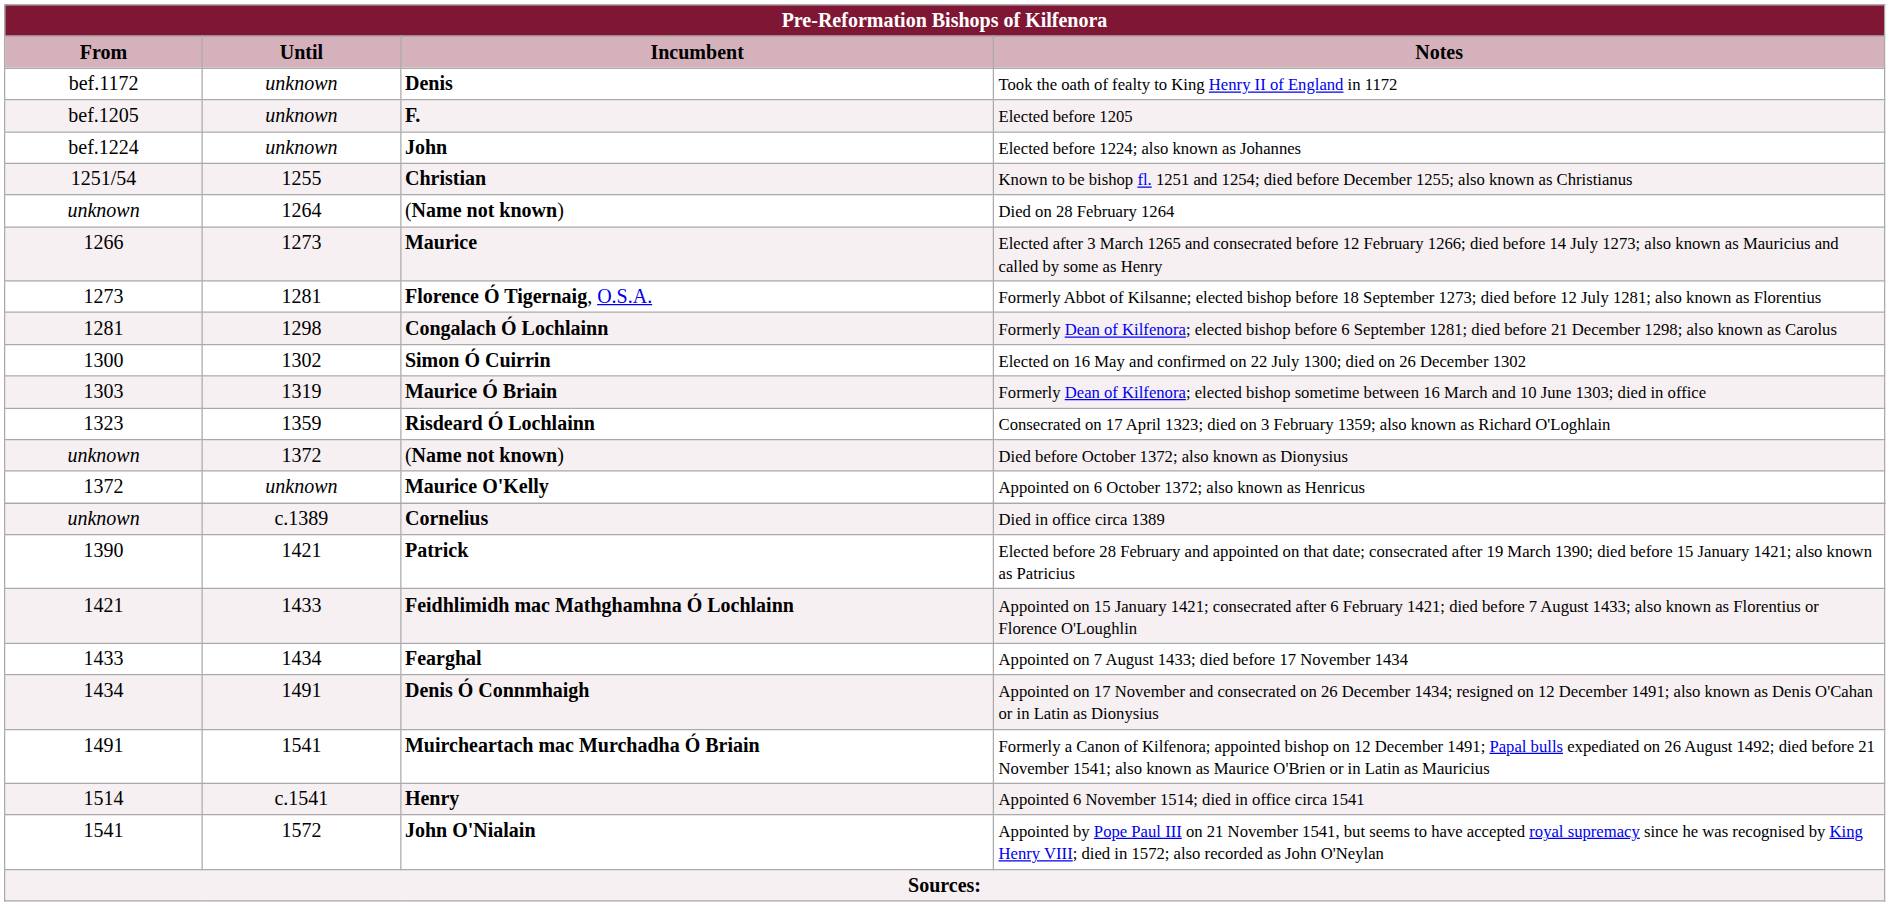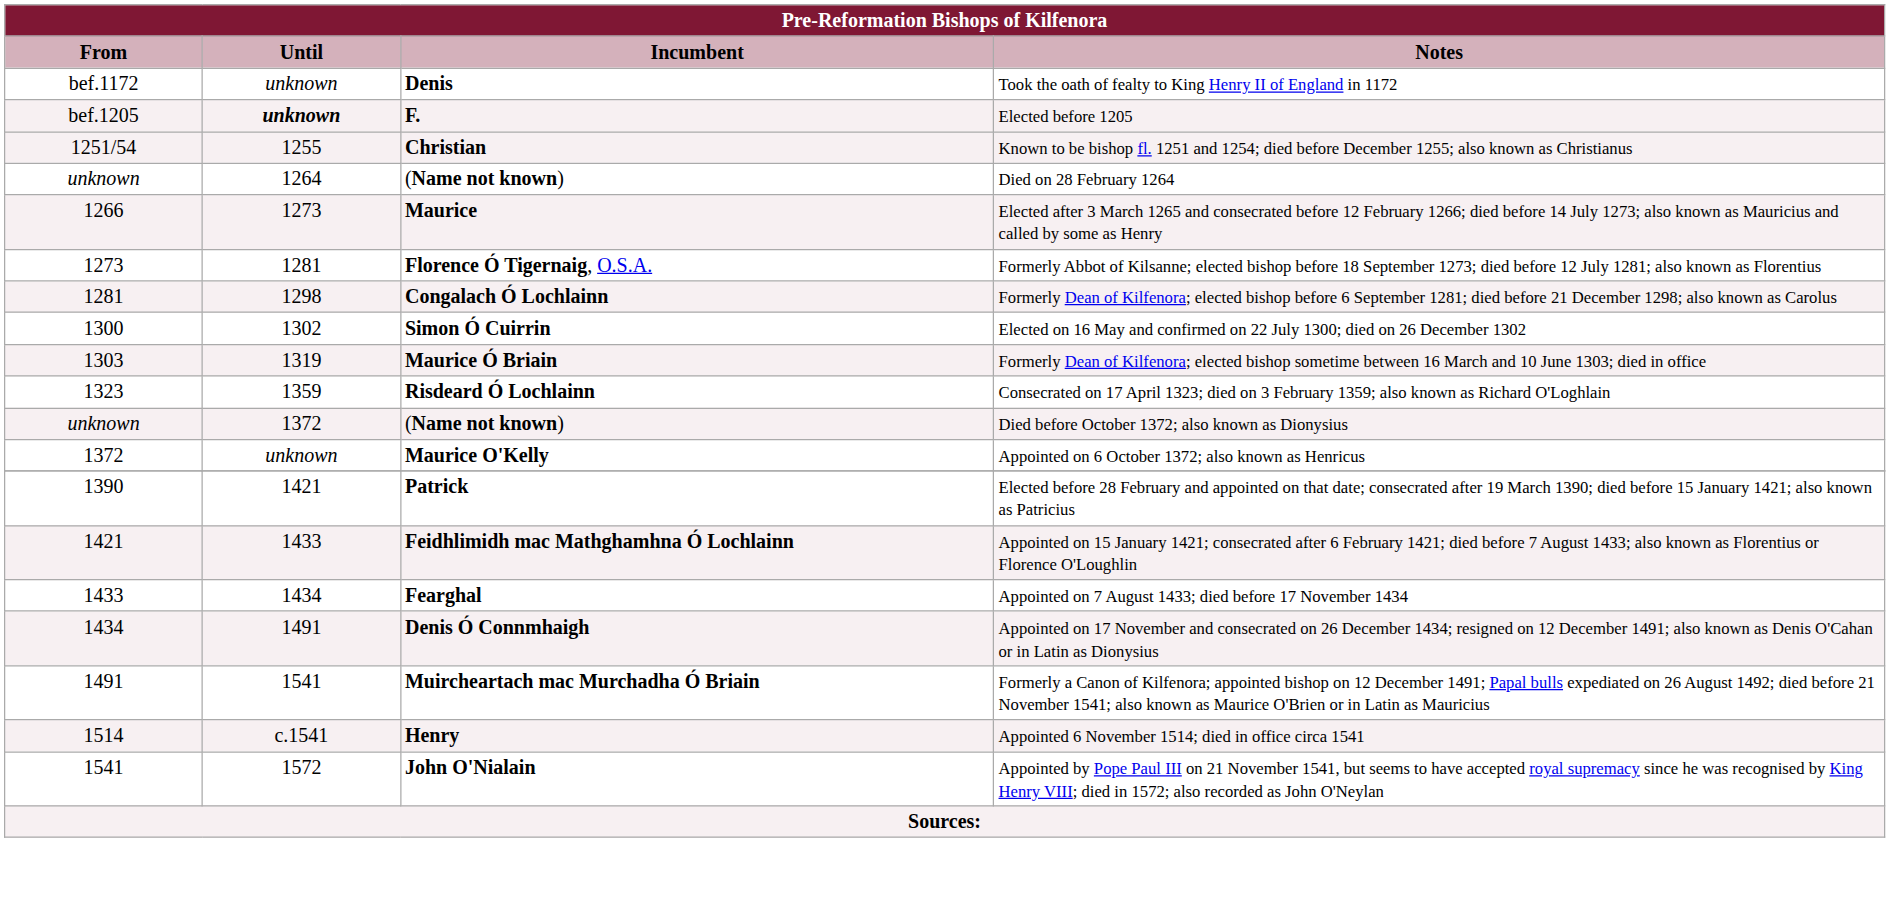(301, 115) normal -> (301, 115) bold
- row: (1150, 148)
- row: (1082, 519)
